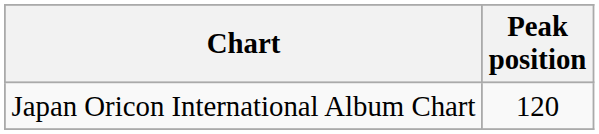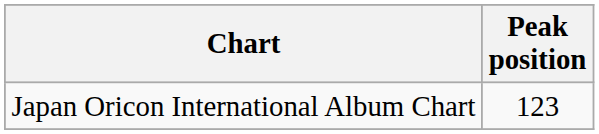(538, 105) 120 -> (538, 105) 123
